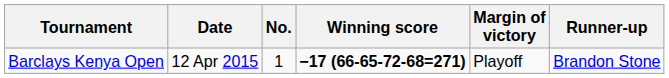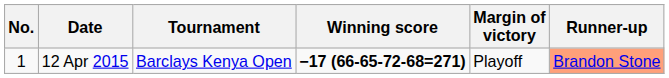columns swapped: (279, 26) <-> (86, 26)
(607, 61) no background -> (607, 61) lightsalmon background
